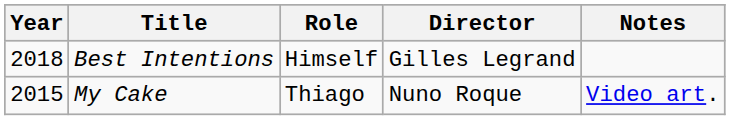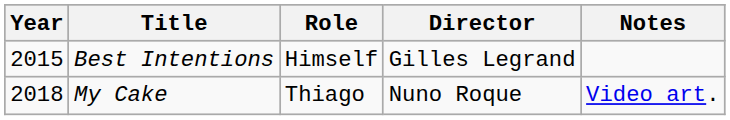(37, 59) 2018 -> (37, 59) 2015
(37, 95) 2015 -> (37, 95) 2018
